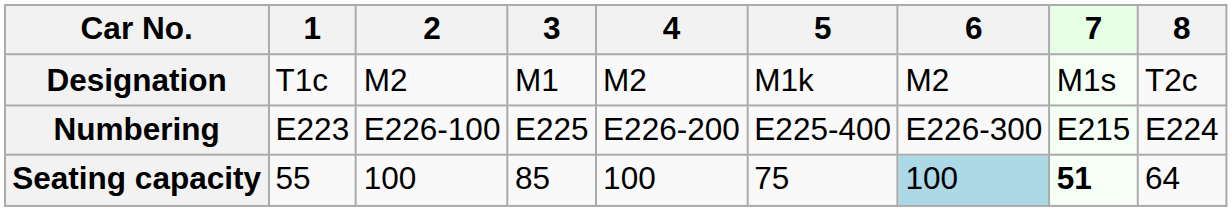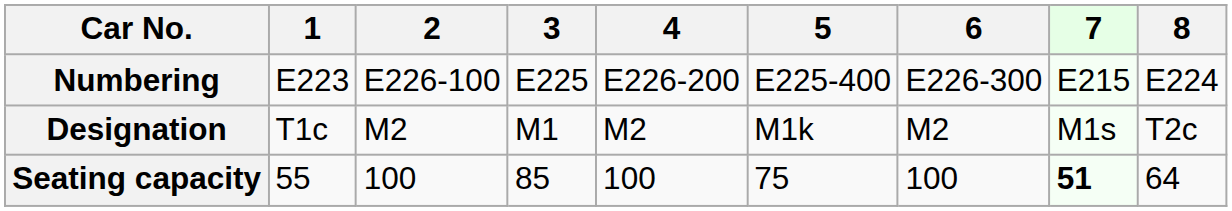rows swapped: (137, 79) <-> (137, 129)
(932, 179) lightblue background -> (932, 179) no background
